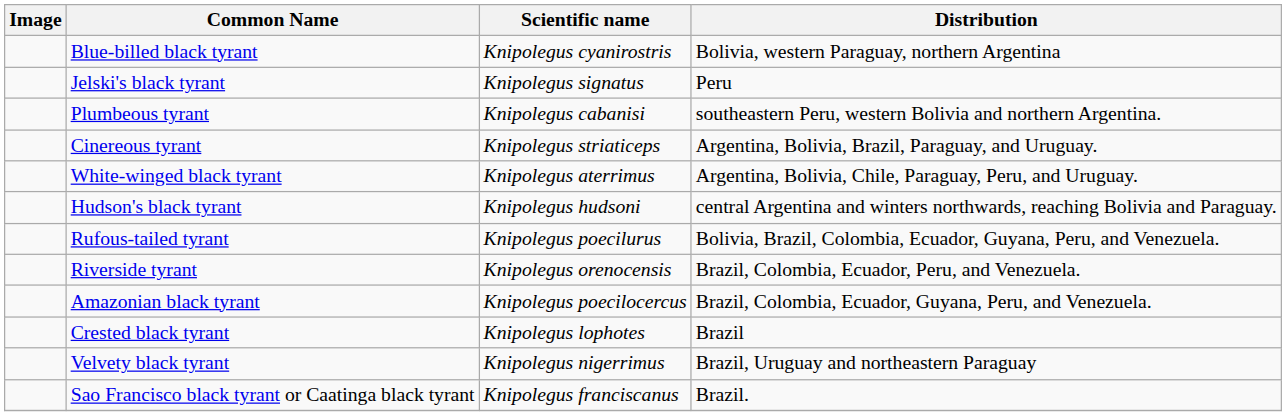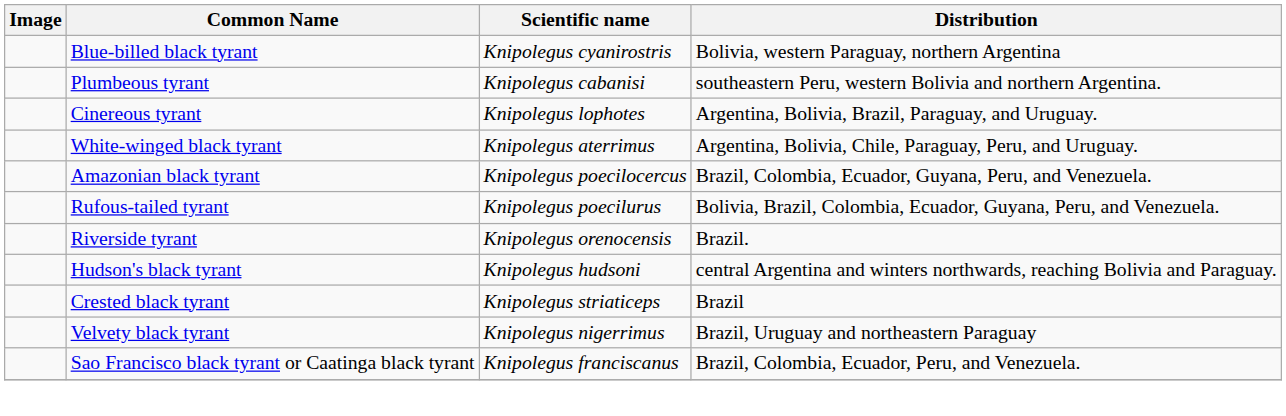- row: (148, 82)
(572, 144) Knipolegus striaticeps -> (564, 113) Knipolegus lophotes
rows swapped: (156, 207) <-> (165, 301)
(888, 269) Brazil, Colombia, Ecuador, Peru, and Venezuela. -> (722, 238) Brazil.
(564, 332) Knipolegus lophotes -> (572, 301) Knipolegus striaticeps
(722, 394) Brazil. -> (888, 363) Brazil, Colombia, Ecuador, Peru, and Venezuela.
